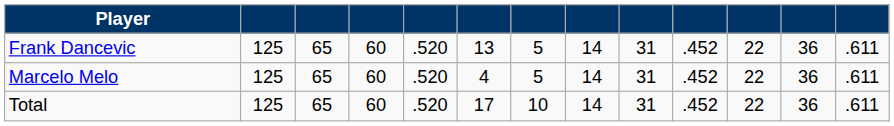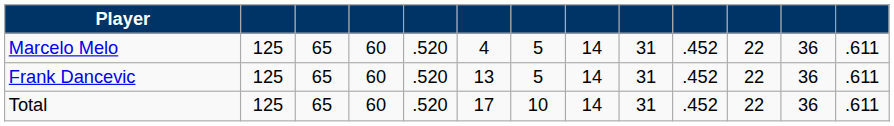rows swapped: (72, 47) <-> (64, 76)
